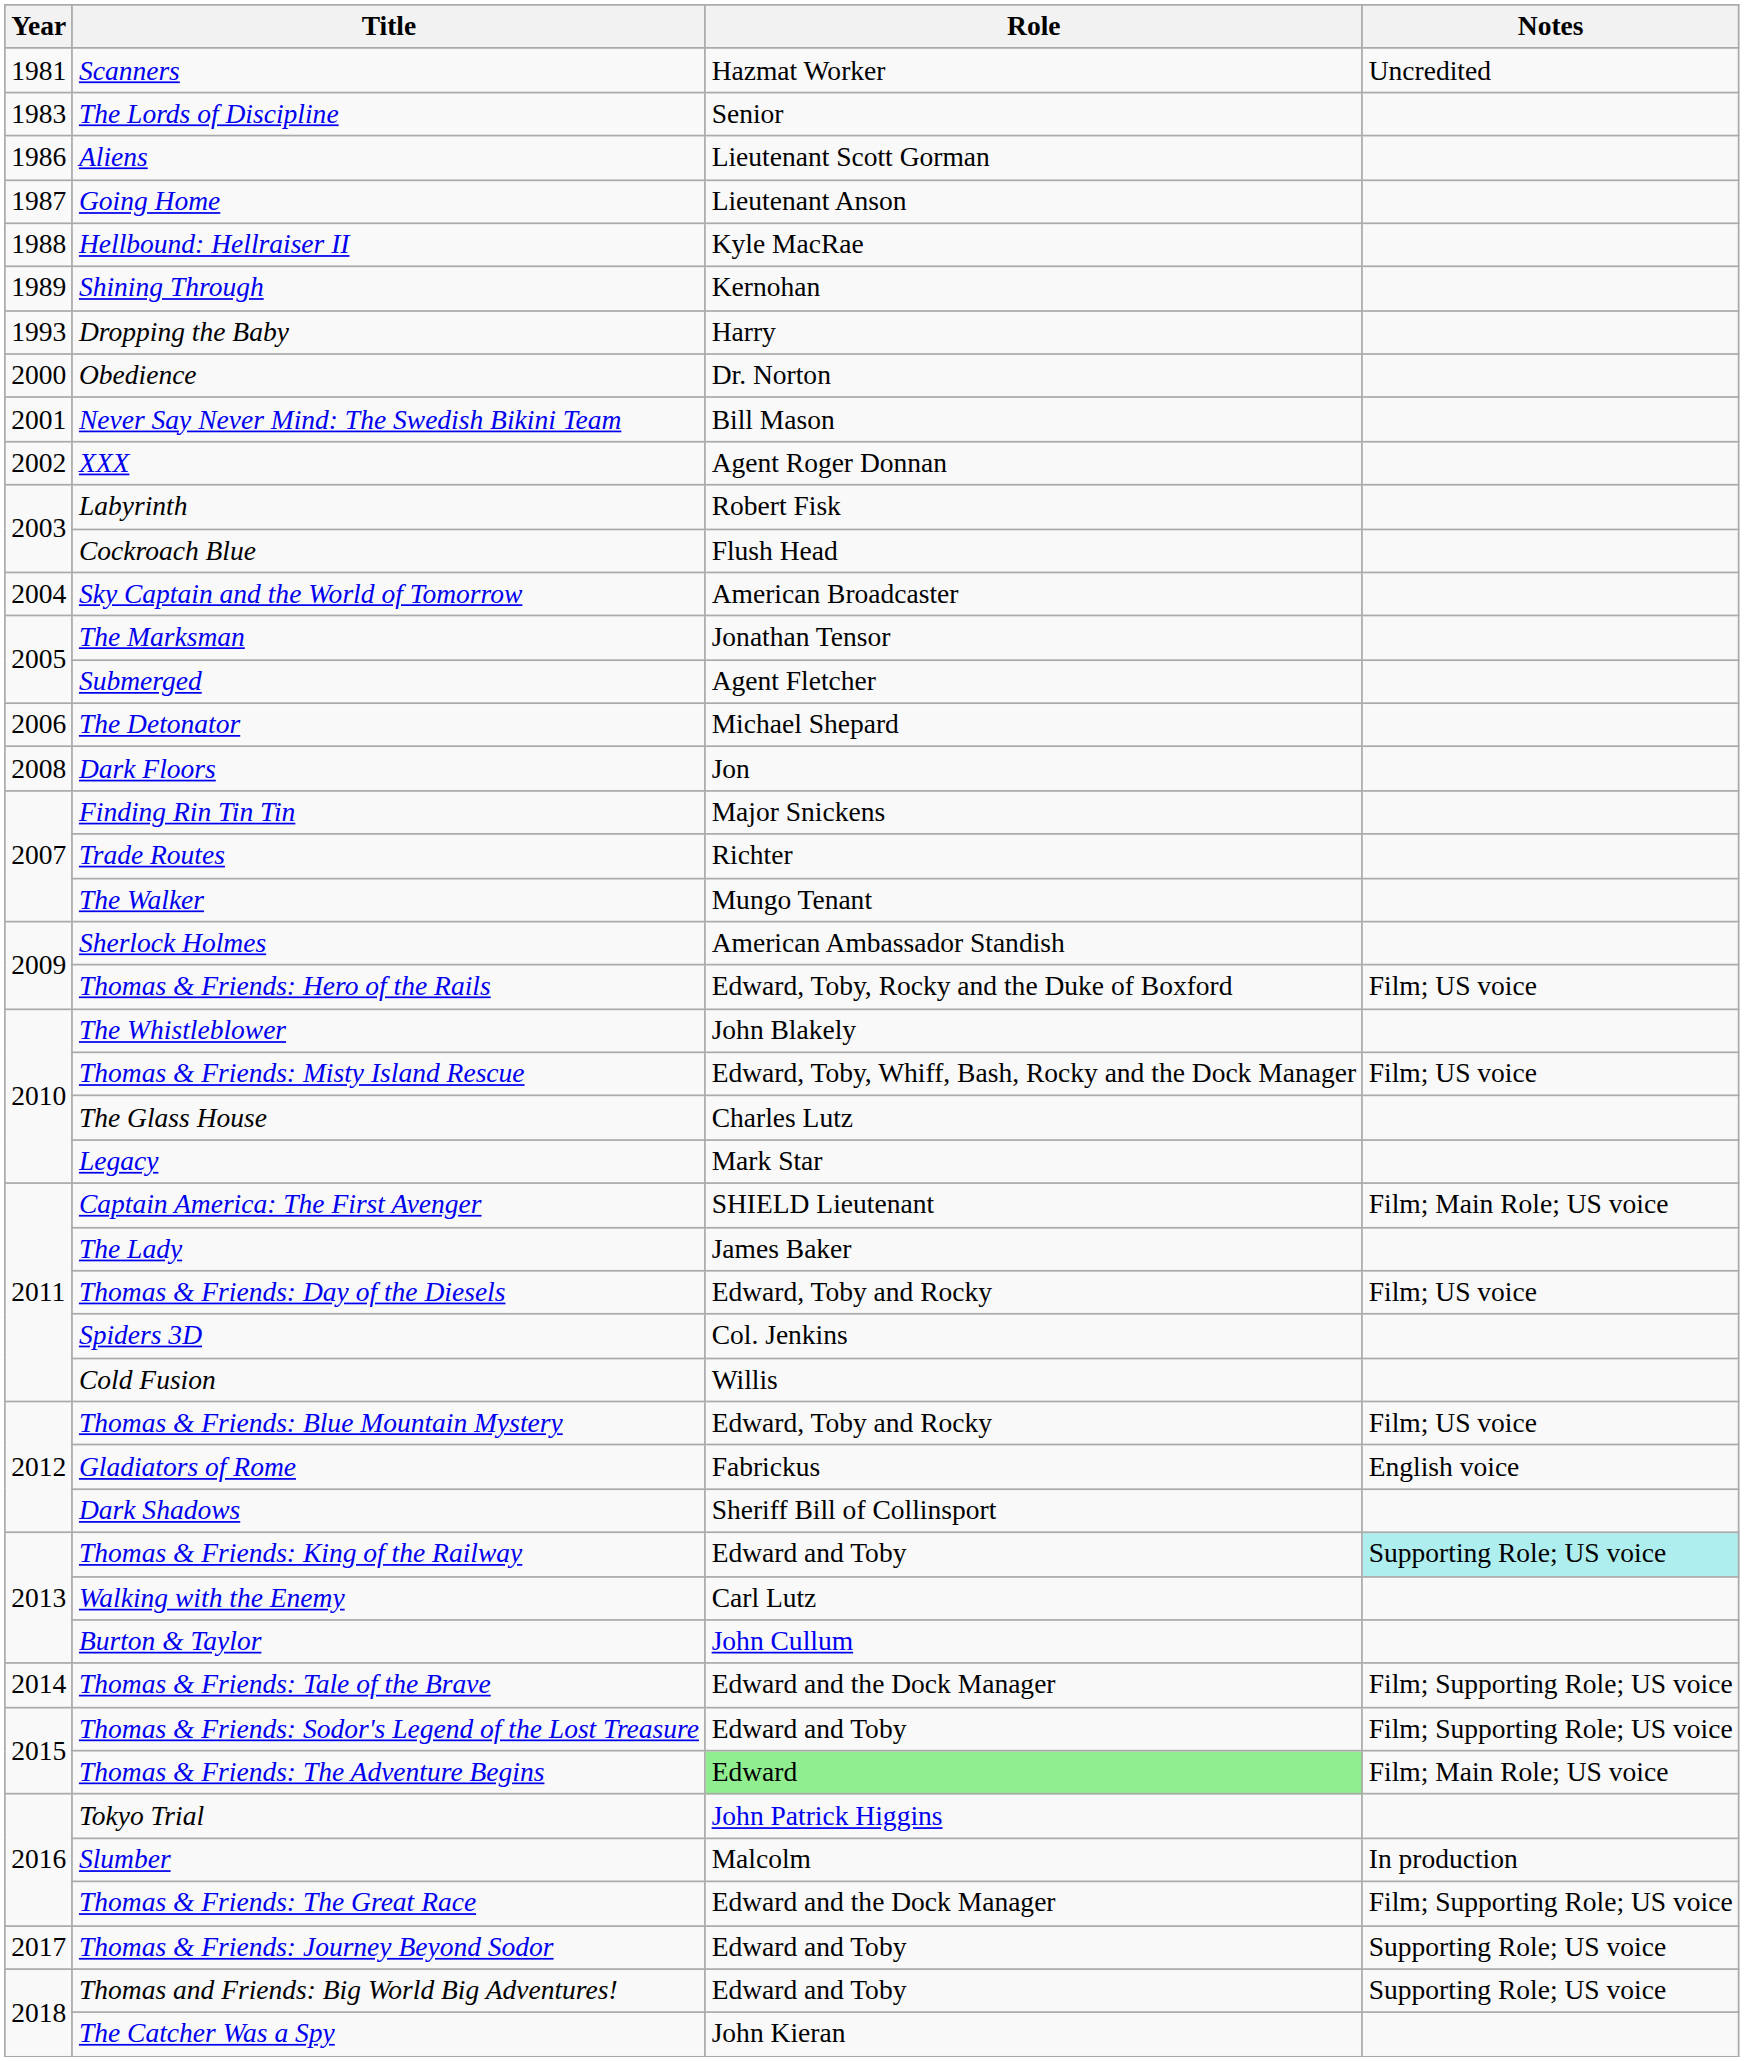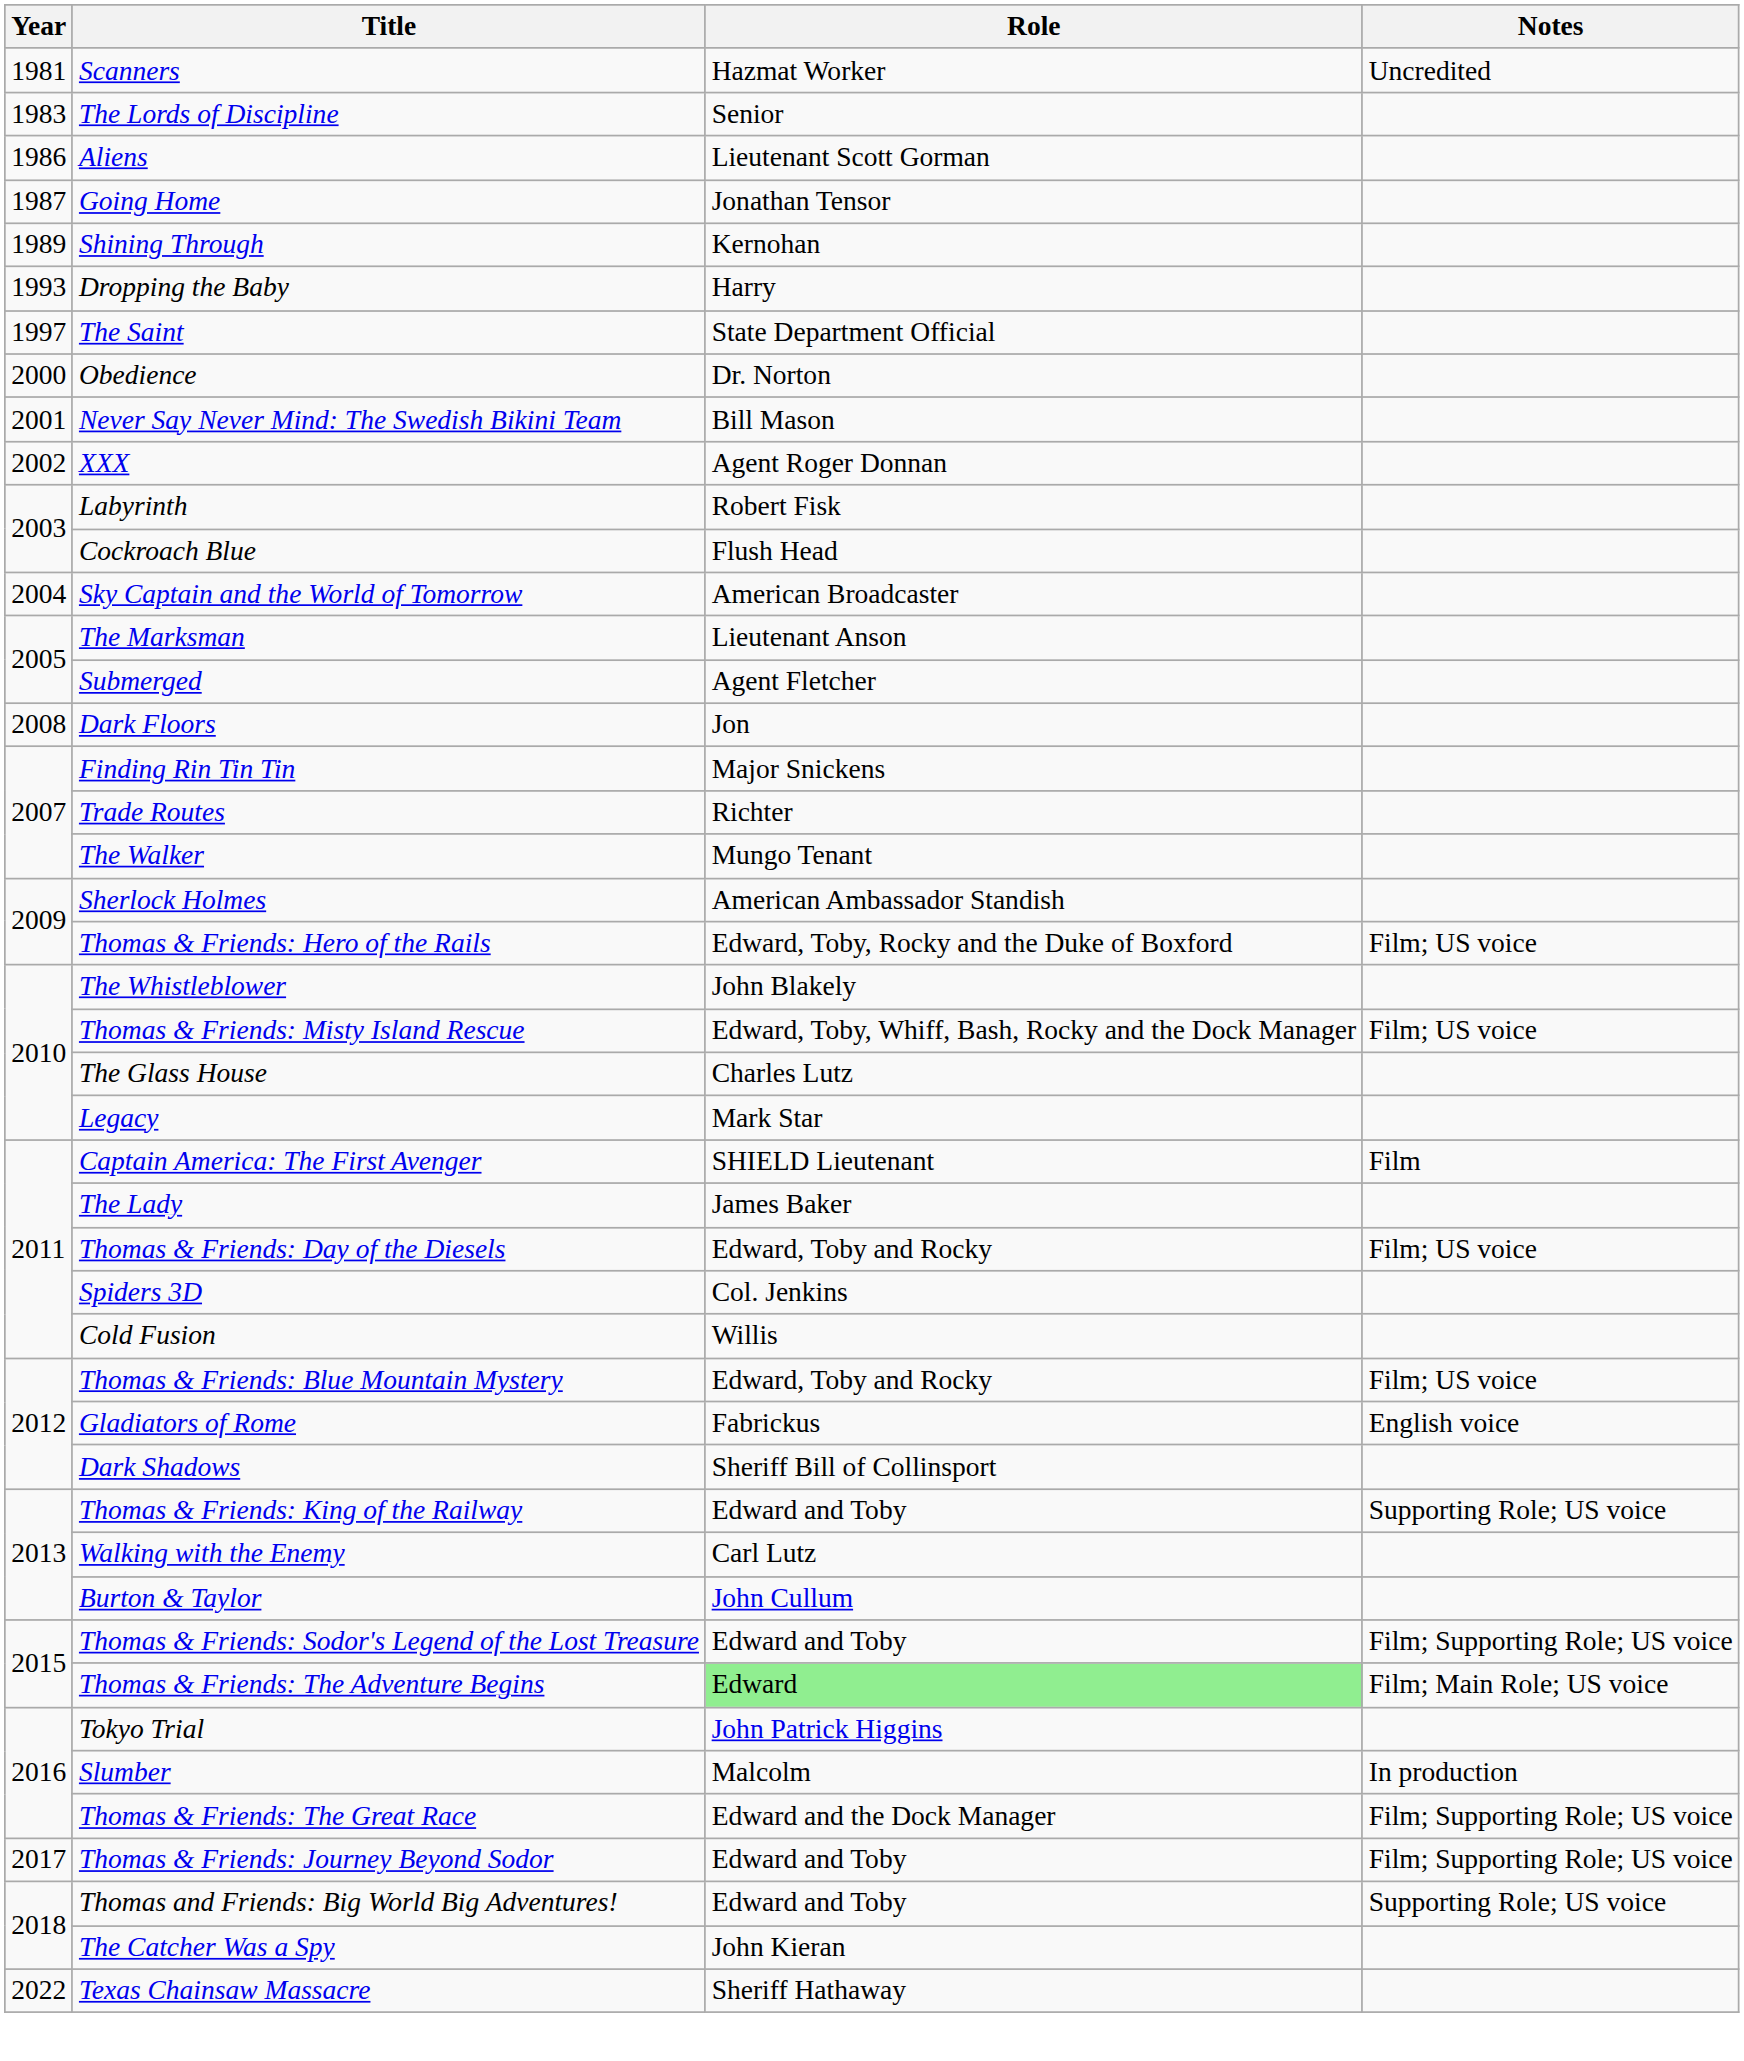(809, 200) Lieutenant Anson -> (801, 200) Jonathan Tensor
- row: (214, 244)
+ row: (131, 331)
(801, 637) Jonathan Tensor -> (809, 637) Lieutenant Anson
- row: (160, 724)
(1519, 1204) Film; Main Role; US voice -> (1395, 1161) Film
(1517, 1553) paleturquoise background -> (1517, 1510) no background
- row: (285, 1684)
(1517, 1946) Supporting Role; US voice -> (1551, 1859) Film; Supporting Role; US voice
+ row: (225, 1990)
